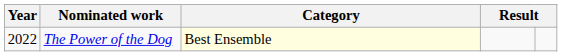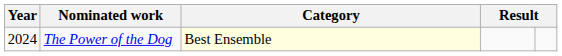(22, 39) 2022 -> (22, 39) 2024
